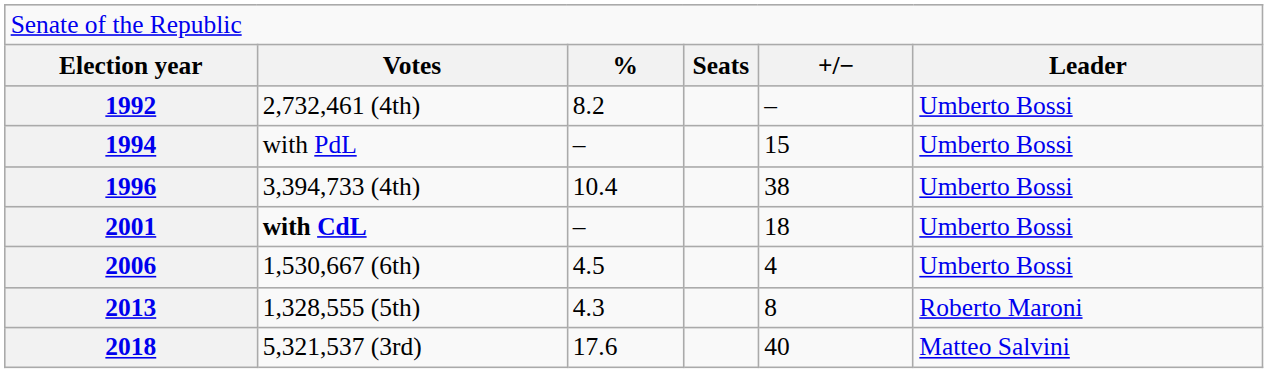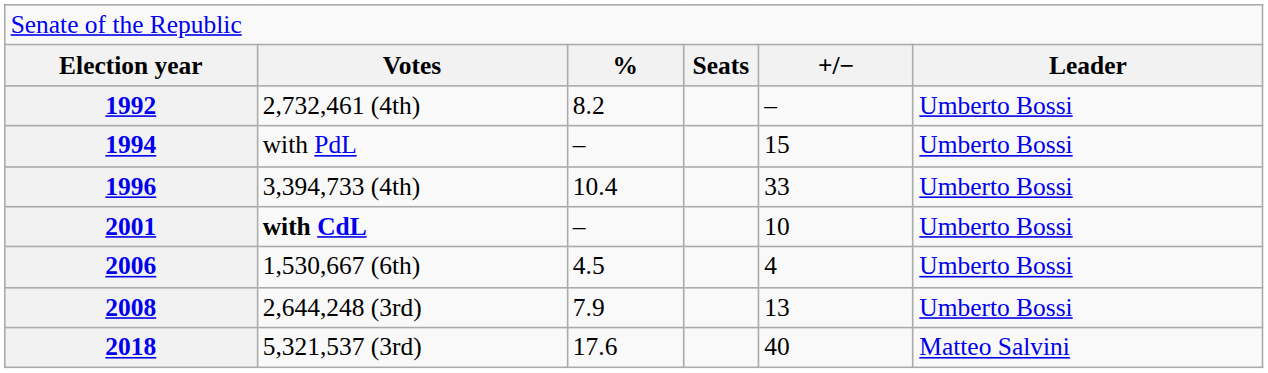(836, 186) 38 -> (836, 186) 33
(836, 227) 18 -> (836, 227) 10
+ row: (131, 307)
- row: (131, 307)
